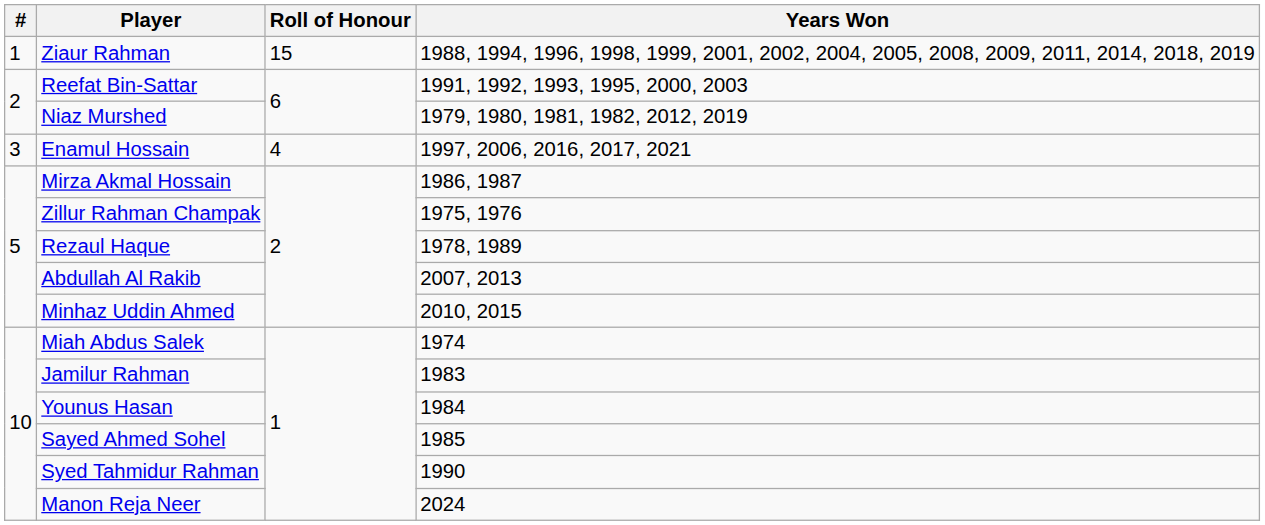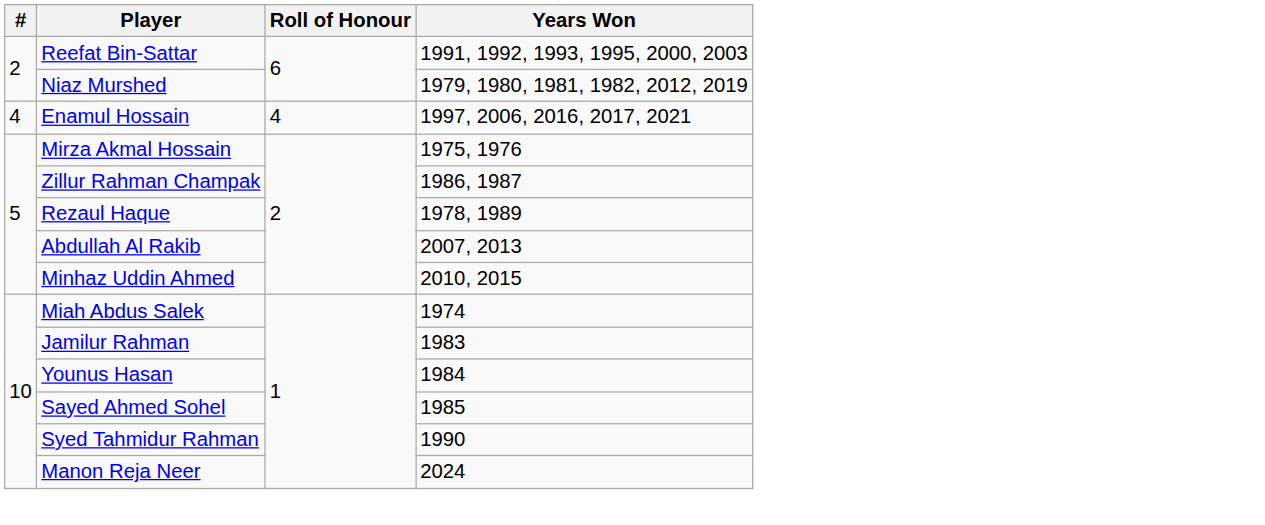- row: (106, 52)
(15, 149) 3 -> (15, 117) 4
(471, 181) 1986, 1987 -> (471, 149) 1975, 1976
(471, 213) 1975, 1976 -> (471, 181) 1986, 1987
